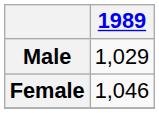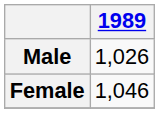(122, 56) 1,029 -> (122, 56) 1,026
